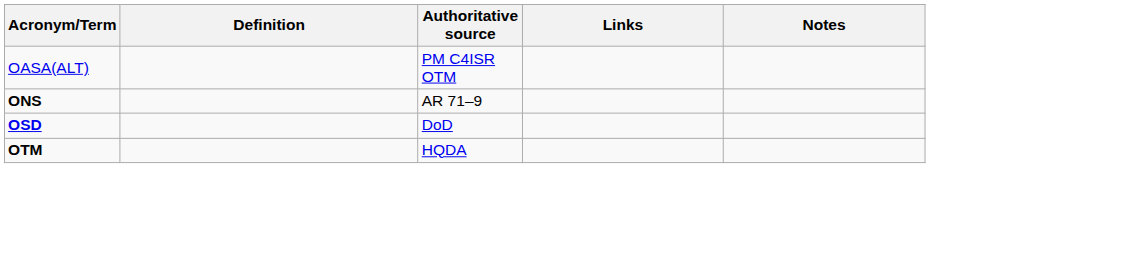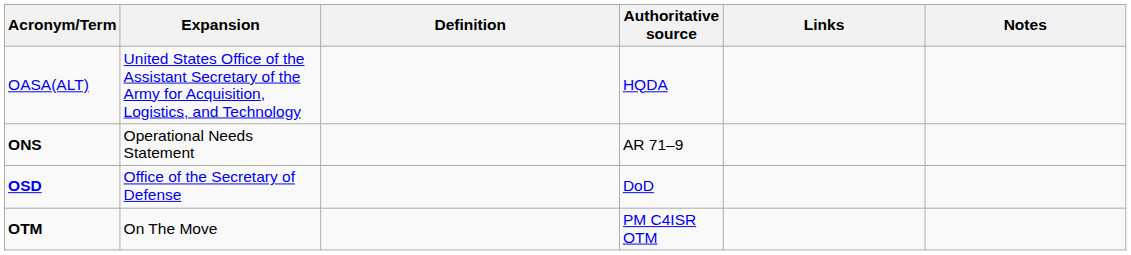+ column: (221, 25)
(458, 67) PM C4ISR OTM -> (645, 85) HQDA
(444, 150) HQDA -> (660, 228) PM C4ISR OTM
